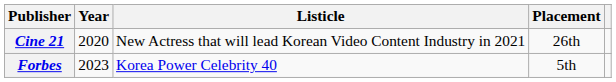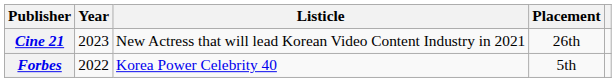(94, 41) 2020 -> (94, 41) 2023
(94, 65) 2023 -> (94, 65) 2022
